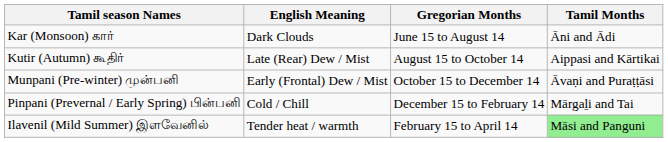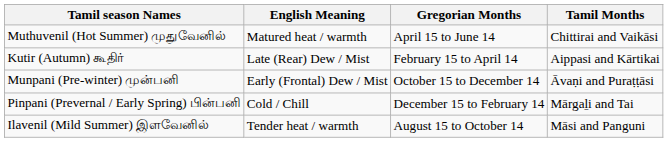+ row: (116, 35)
- row: (60, 35)
(458, 58) August 15 to October 14 -> (456, 58) February 15 to April 14
(456, 126) February 15 to April 14 -> (458, 126) August 15 to October 14
(598, 126) lightgreen background -> (598, 126) no background
